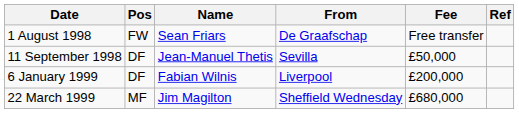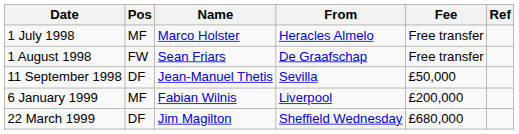+ row: (41, 35)
(137, 77) DF -> (137, 98) MF
(137, 98) MF -> (137, 118) DF
